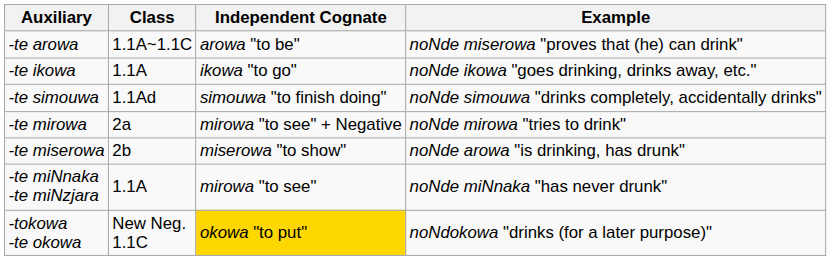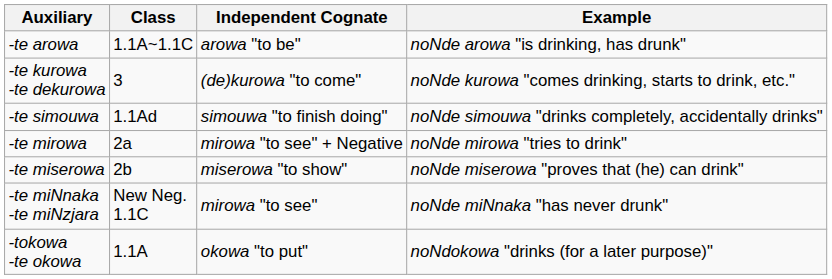(576, 44) noNde miserowa "proves that (he) can drink" -> (548, 44) noNde arowa "is drinking, has drunk"
- row: (42, 71)
+ row: (57, 80)
(547, 151) noNde arowa "is drinking, has drunk" -> (577, 169) noNde miserowa "proves that (he) can drink"
(130, 187) 1.1A -> (150, 206) New Neg. 1.1C
(149, 232) New Neg. 1.1C -> (131, 251) 1.1A
(254, 232) gold background -> (254, 251) no background
